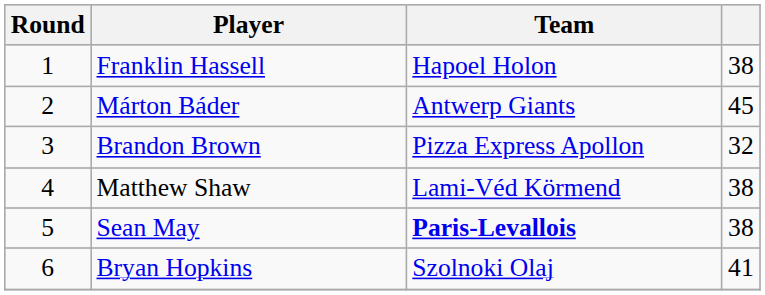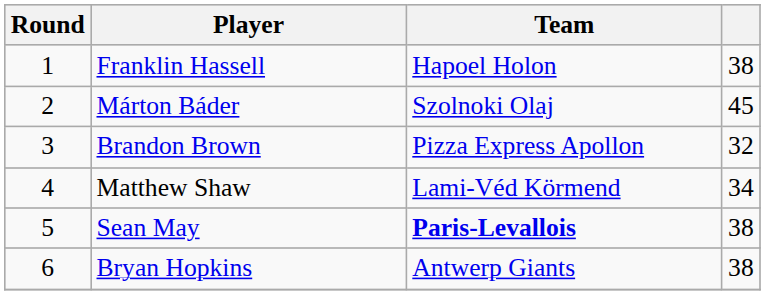(494, 106) Antwerp Giants -> (483, 106) Szolnoki Olaj
(741, 187) 38 -> (741, 187) 34
(483, 268) Szolnoki Olaj -> (494, 268) Antwerp Giants
(741, 268) 41 -> (741, 268) 38
